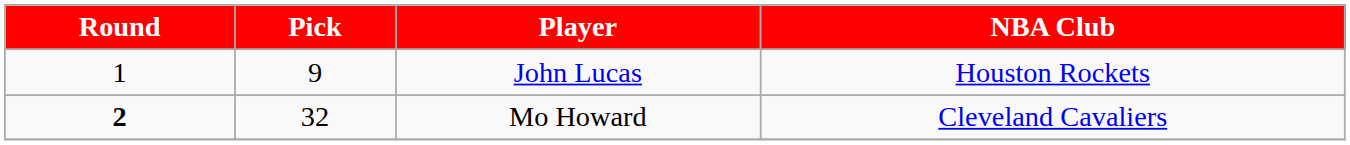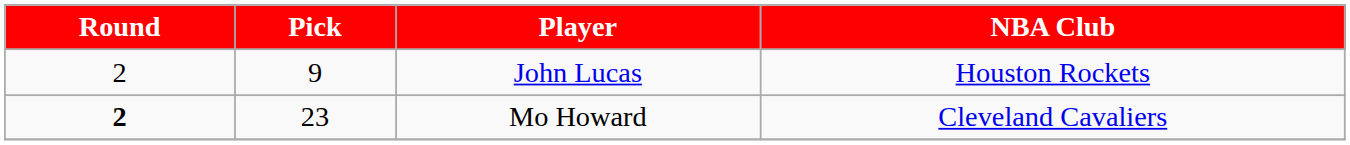(120, 71) 1 -> (120, 71) 2
(315, 116) 32 -> (315, 116) 23
